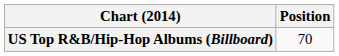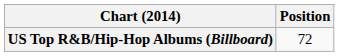(305, 39) 70 -> (305, 39) 72
